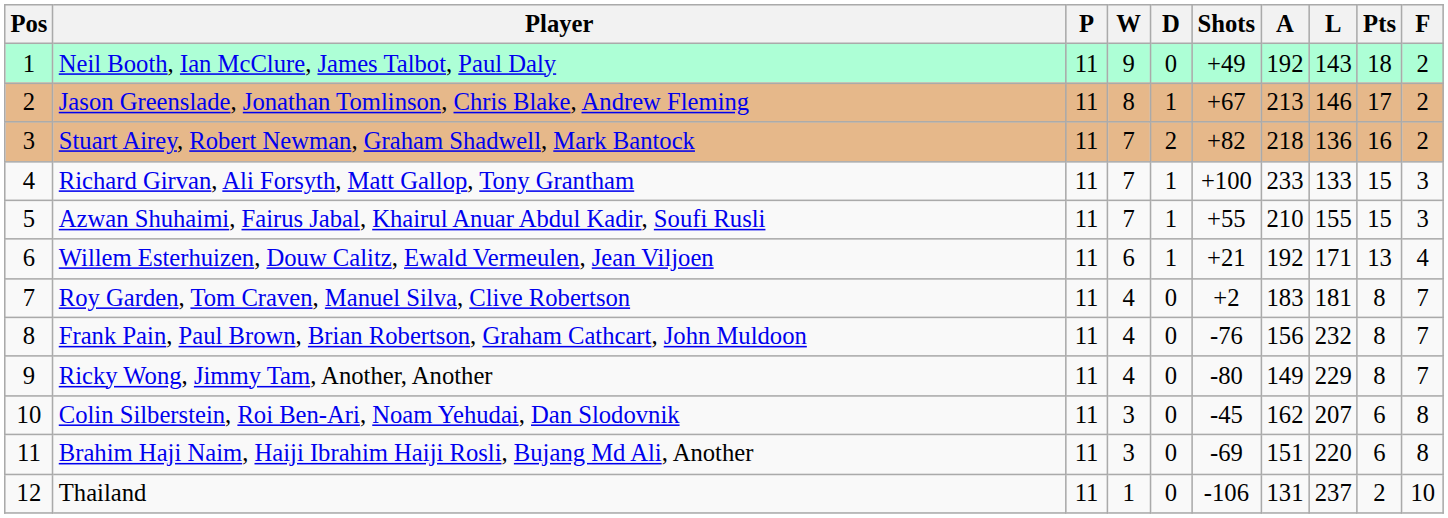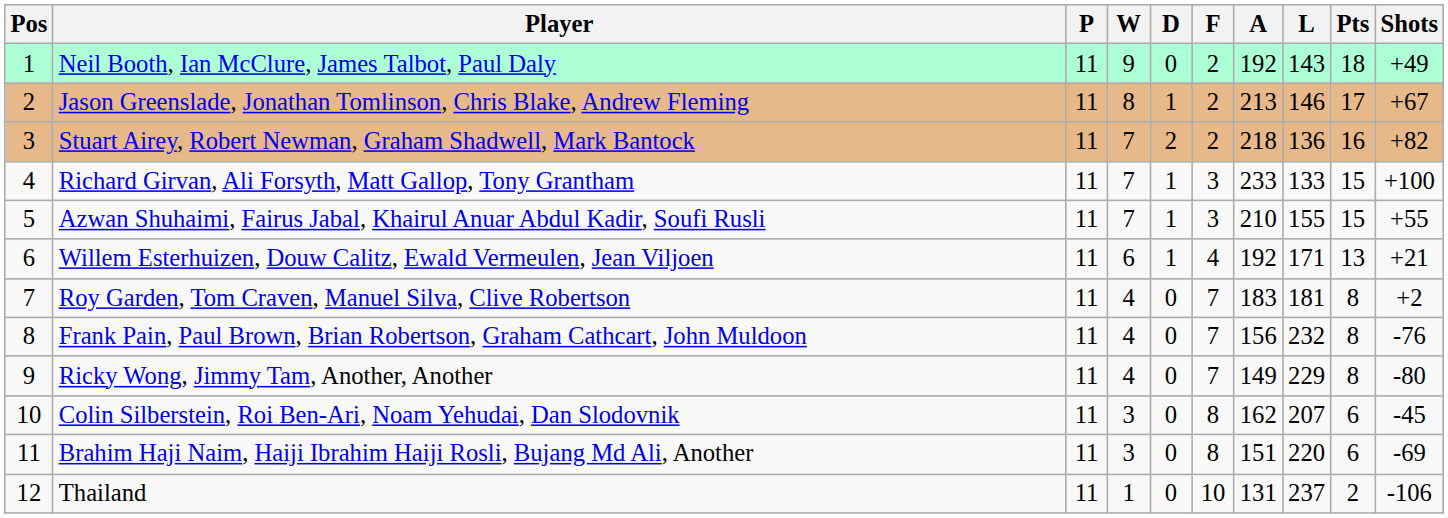columns swapped: (1423, 24) <-> (1226, 24)
